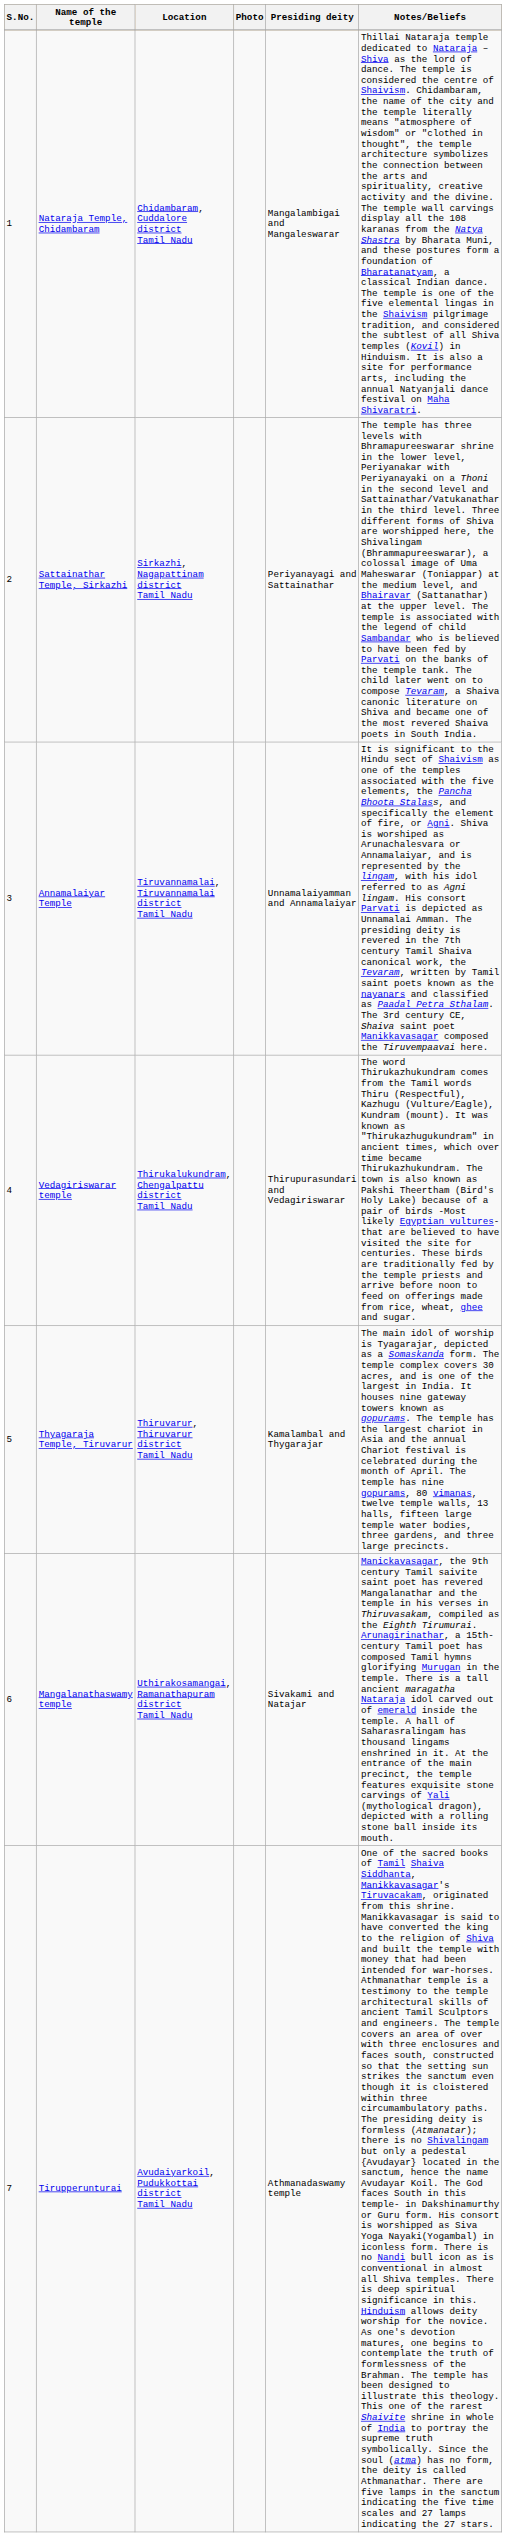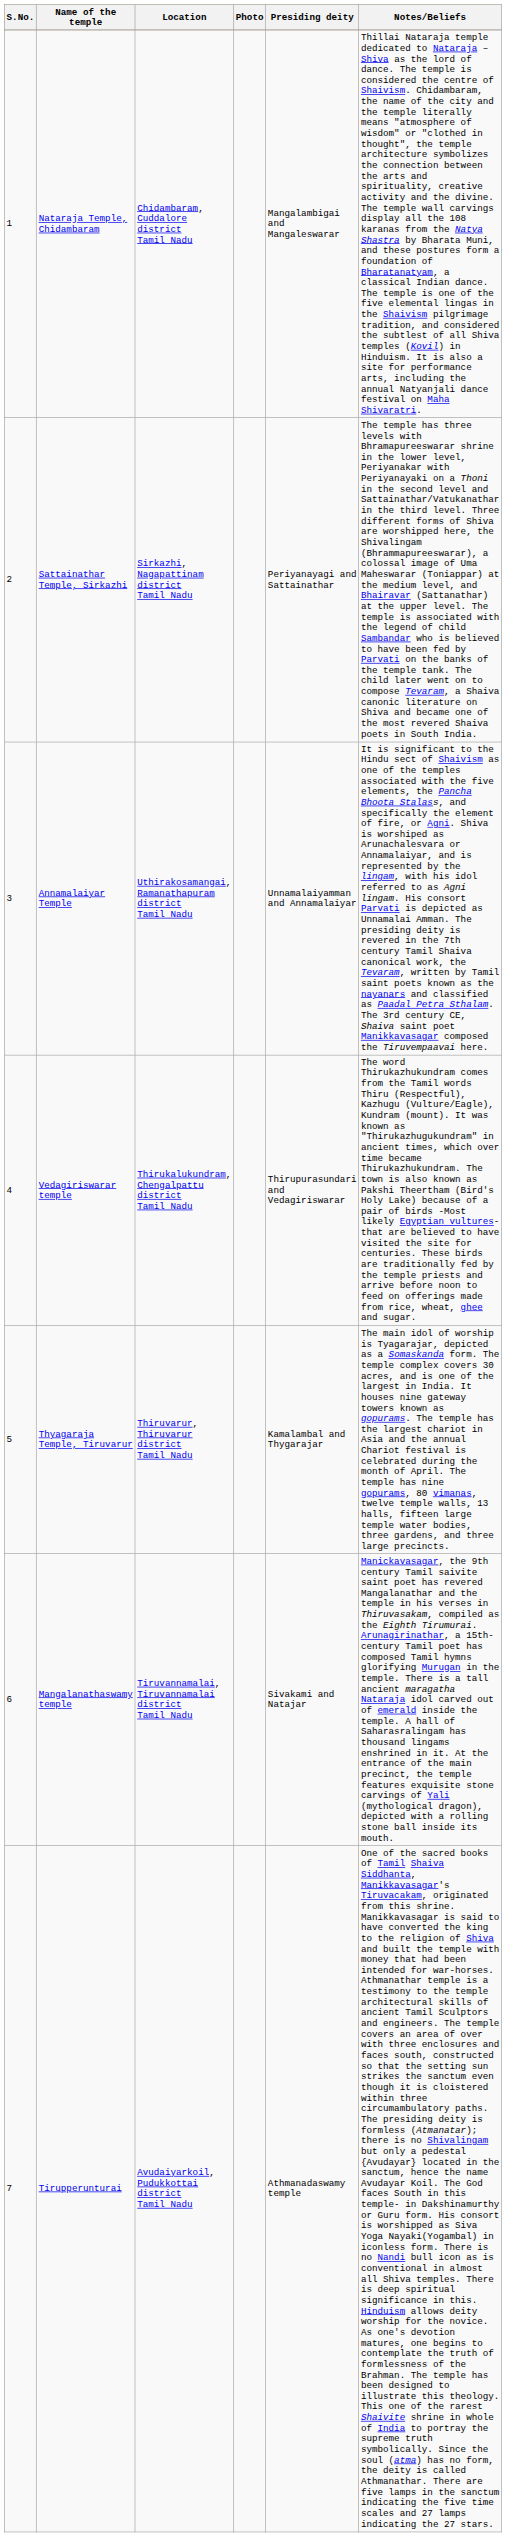(179, 898) Tiruvannamalai, Tiruvannamalai district Tamil Nadu -> (184, 898) Uthirakosamangai, Ramanathapuram district Tamil Nadu
(184, 1700) Uthirakosamangai, Ramanathapuram district Tamil Nadu -> (179, 1700) Tiruvannamalai, Tiruvannamalai district Tamil Nadu
